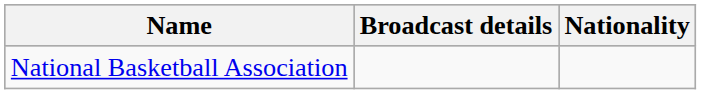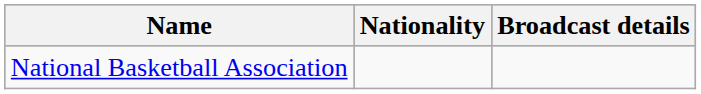columns swapped: (627, 25) <-> (456, 25)
